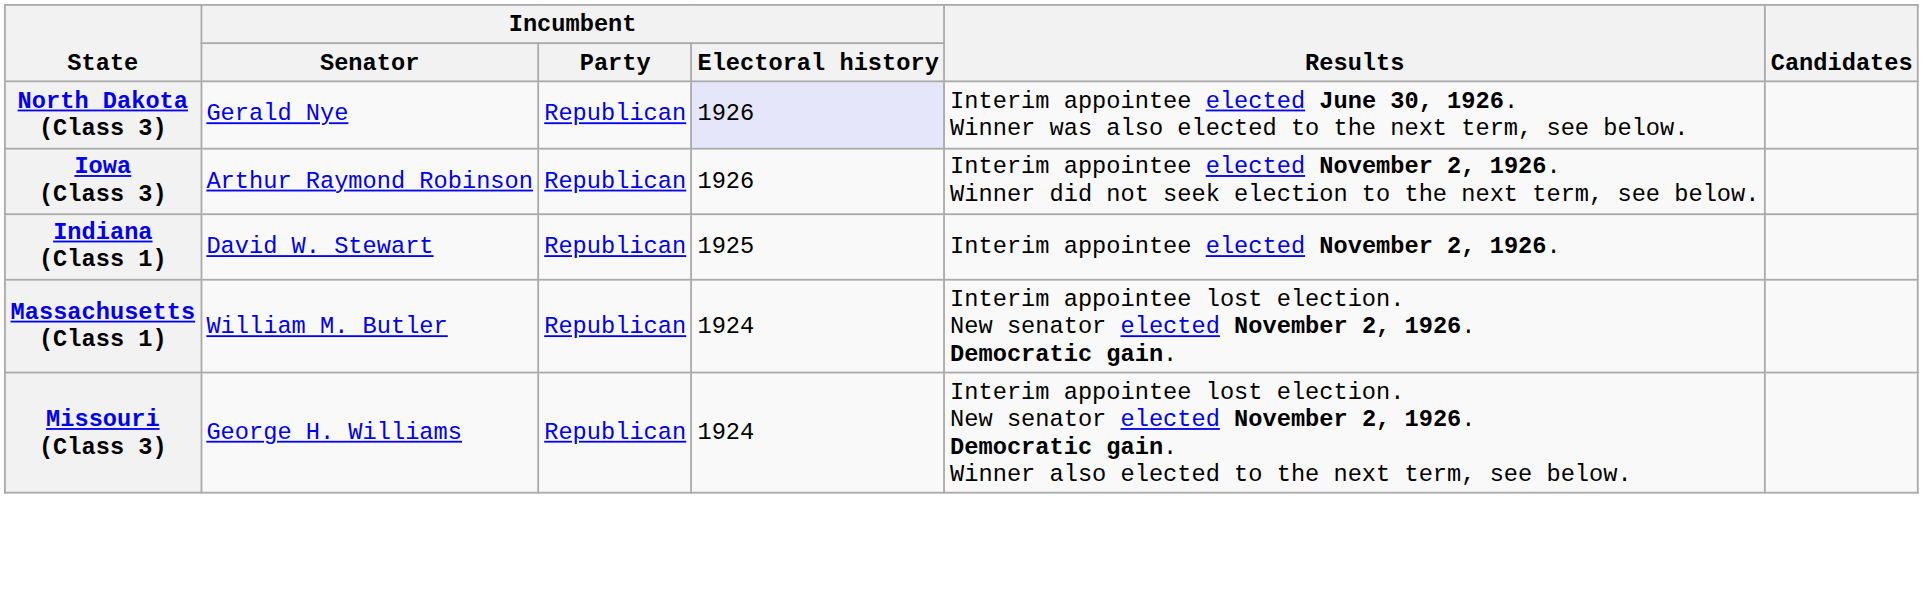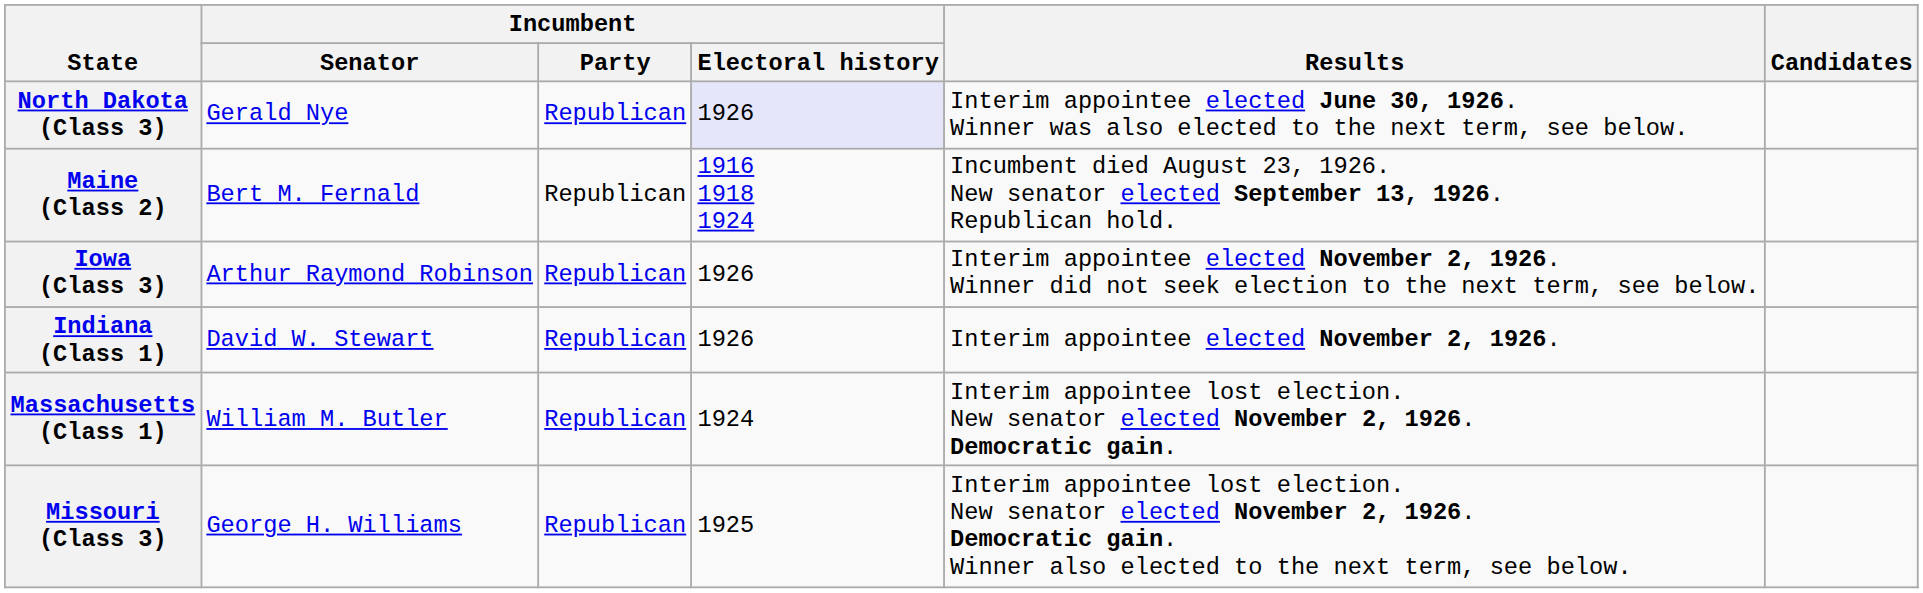+ row: (103, 194)
(726, 247) 1925 -> (726, 340) 1926
(726, 433) 1924 -> (726, 526) 1925
